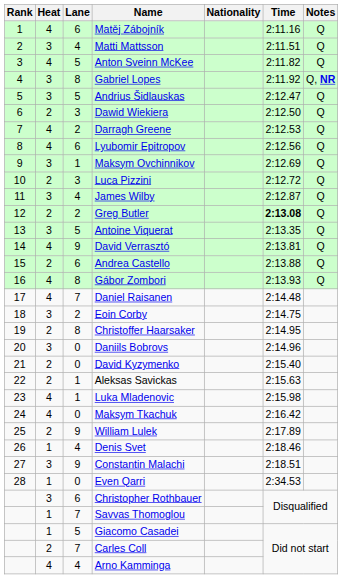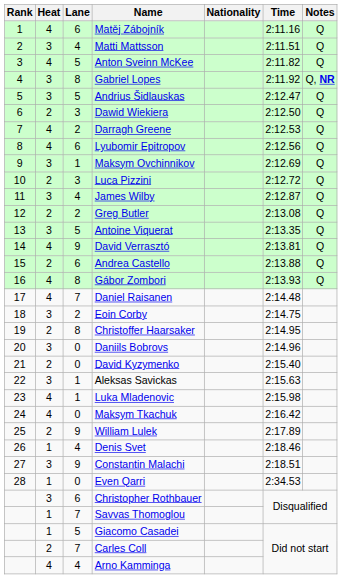(283, 213) bold -> (283, 213) normal
(49, 381) 2 -> (49, 381) 3
